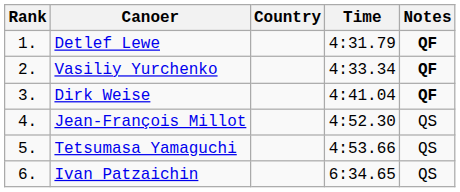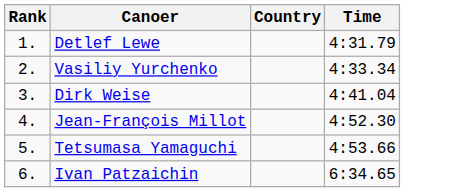- column: (428, 18)
